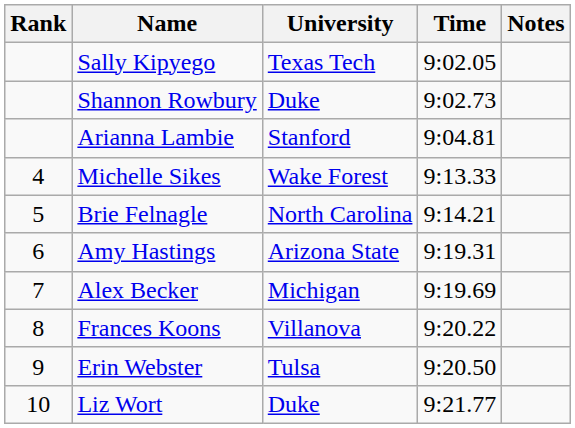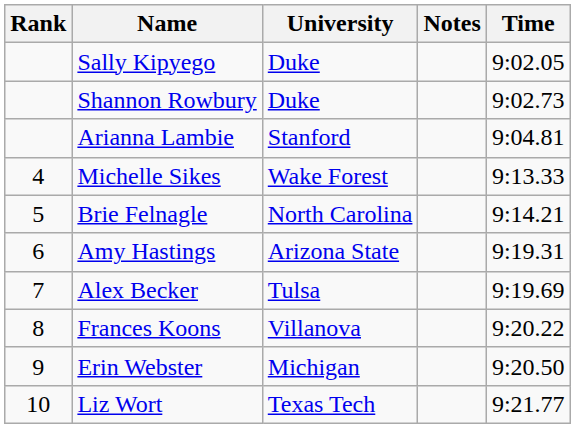columns swapped: (460, 23) <-> (536, 23)
(322, 61) Texas Tech -> (294, 61) Duke
(314, 289) Michigan -> (294, 289) Tulsa
(294, 366) Tulsa -> (314, 366) Michigan
(294, 404) Duke -> (322, 404) Texas Tech
